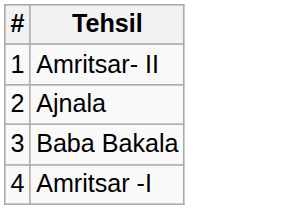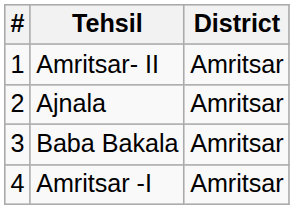+ column: (237, 24)
